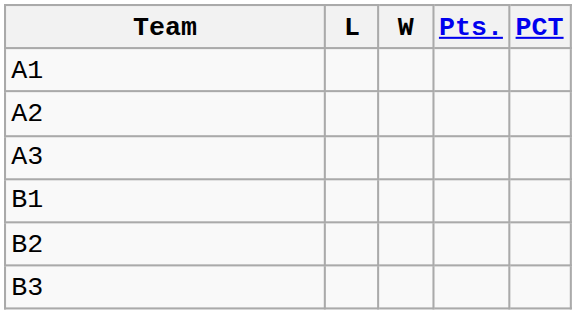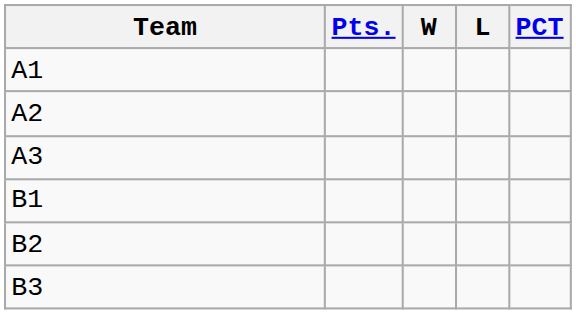columns swapped: (471, 27) <-> (352, 27)
